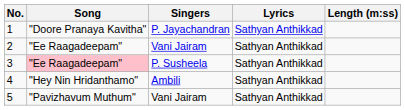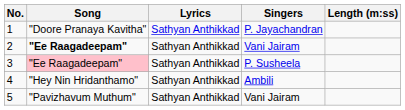columns swapped: (191, 13) <-> (279, 13)
(76, 47) normal -> (78, 47) bold
